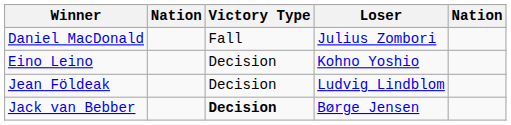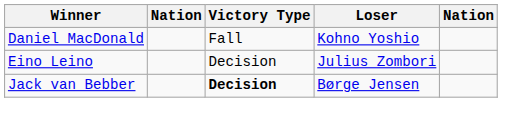(377, 39) Julius Zombori -> (368, 39) Kohno Yoshio
(368, 62) Kohno Yoshio -> (377, 62) Julius Zombori
- row: (59, 85)
